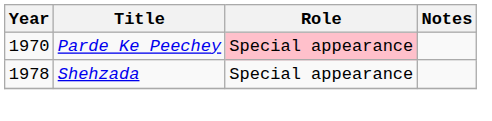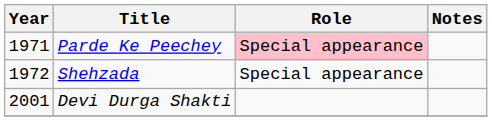(29, 46) 1970 -> (29, 46) 1971
(29, 74) 1978 -> (29, 74) 1972
+ row: (145, 102)
